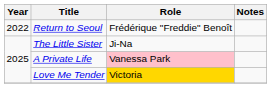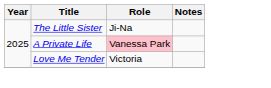- row: (68, 28)
(126, 75) gold background -> (126, 59) no background
